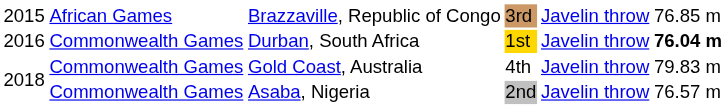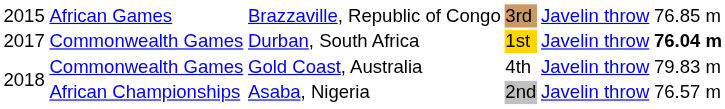(24, 41) 2016 -> (24, 41) 2017
(146, 92) Commonwealth Games -> (145, 92) African Championships
